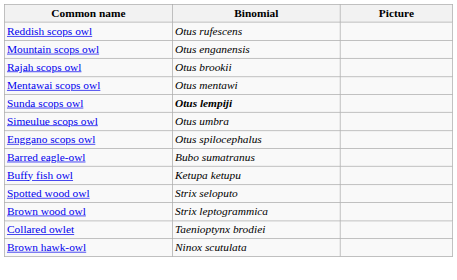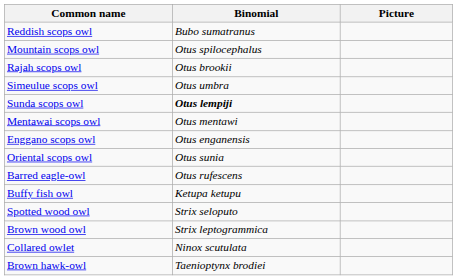(209, 31) Otus rufescens -> (215, 31) Bubo sumatranus
(212, 49) Otus enganensis -> (218, 49) Otus spilocephalus
rows swapped: (54, 85) <-> (52, 121)
(218, 139) Otus spilocephalus -> (212, 139) Otus enganensis
+ row: (50, 157)
(215, 157) Bubo sumatranus -> (209, 175) Otus rufescens
(220, 229) Taenioptynx brodiei -> (211, 247) Ninox scutulata
(211, 247) Ninox scutulata -> (220, 265) Taenioptynx brodiei
